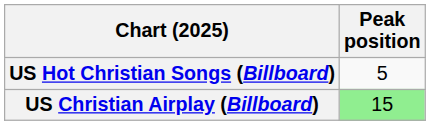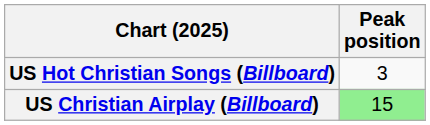(382, 73) 5 -> (382, 73) 3
